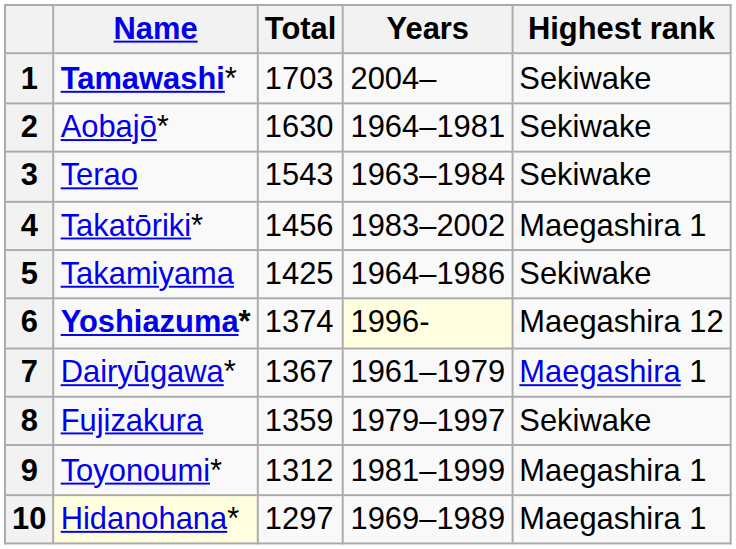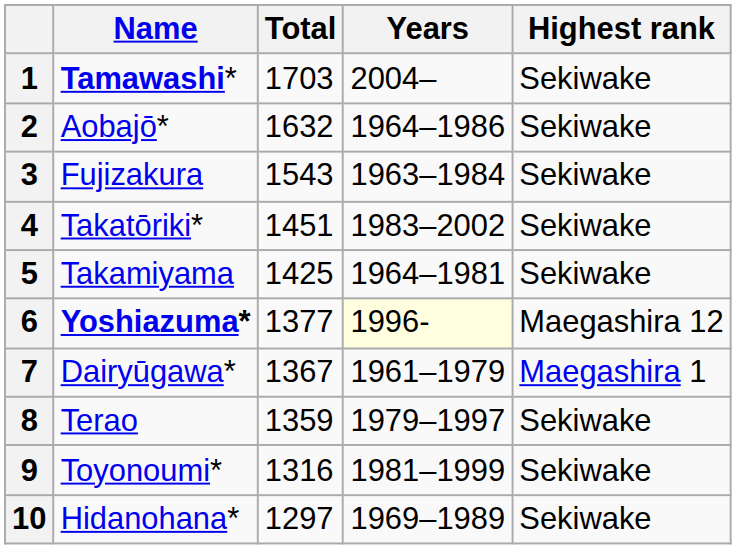(299, 126) 1630 -> (299, 126) 1632
(428, 126) 1964–1981 -> (428, 126) 1964–1986
(99, 175) Terao -> (132, 175) Fujizakura
(299, 224) 1456 -> (299, 224) 1451
(613, 224) Maegashira 1 -> (585, 224) Sekiwake
(428, 273) 1964–1986 -> (428, 273) 1964–1981
(299, 322) 1374 -> (299, 322) 1377
(132, 420) Fujizakura -> (99, 420) Terao
(299, 469) 1312 -> (299, 469) 1316
(613, 469) Maegashira 1 -> (585, 469) Sekiwake
(150, 518) lightyellow background -> (150, 518) no background
(613, 518) Maegashira 1 -> (585, 518) Sekiwake
